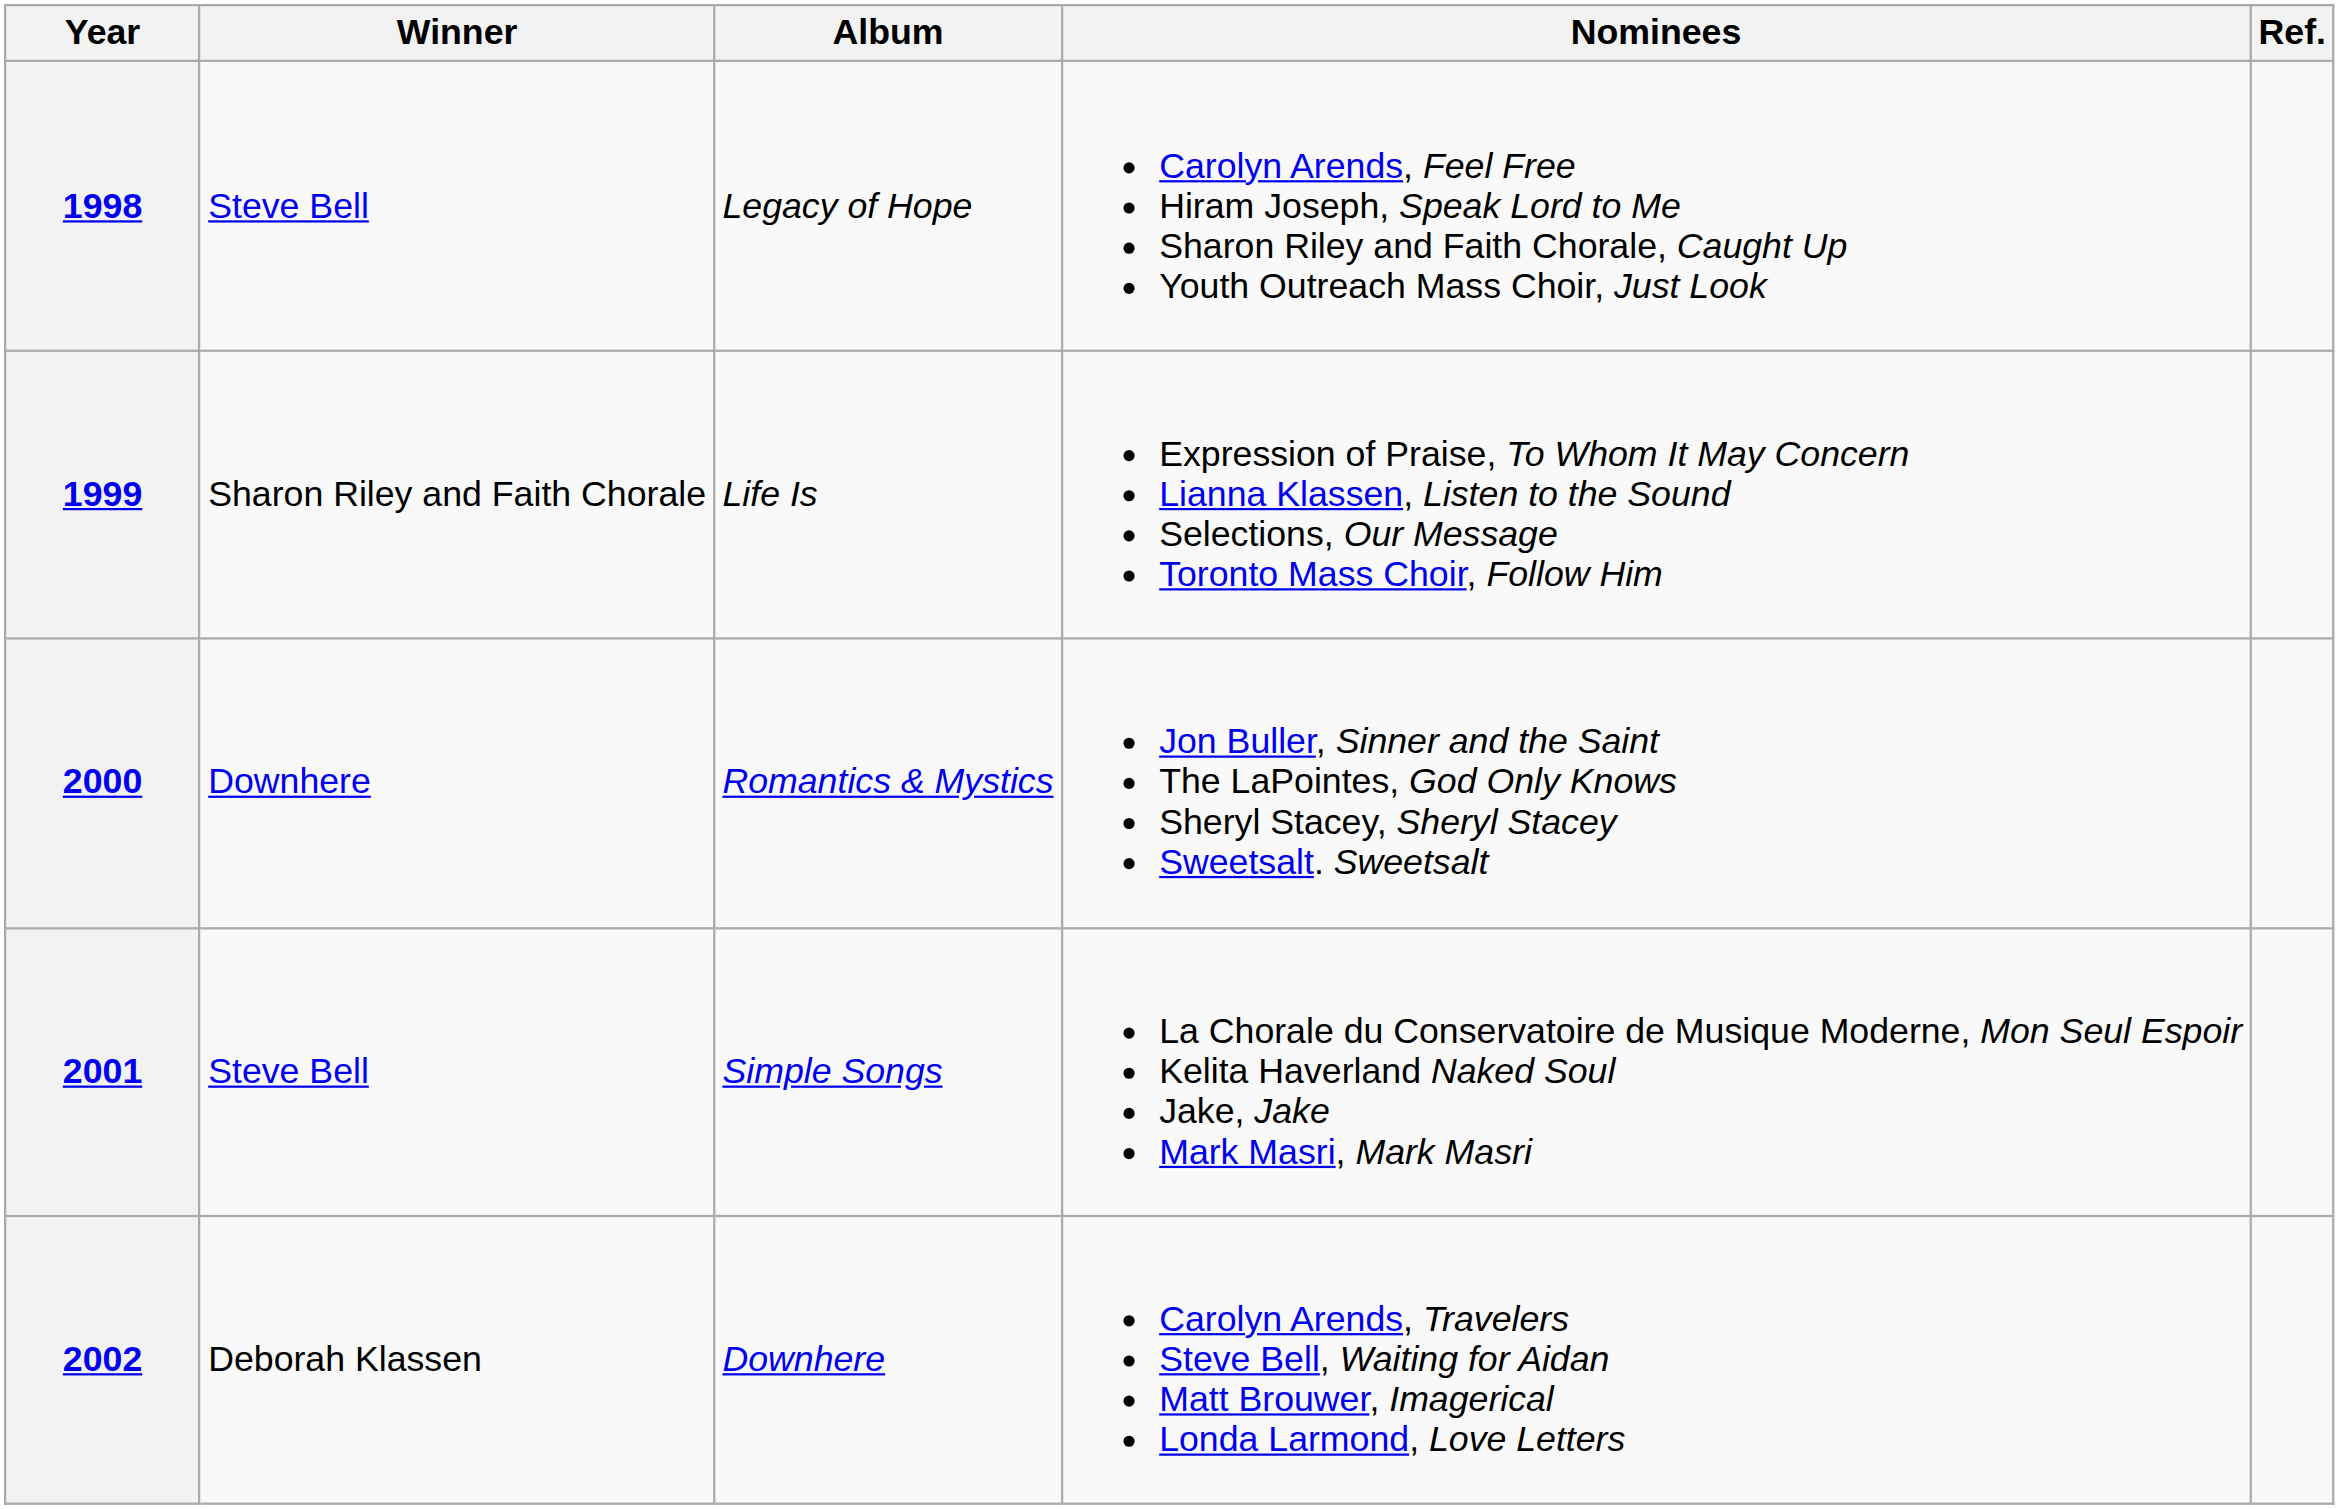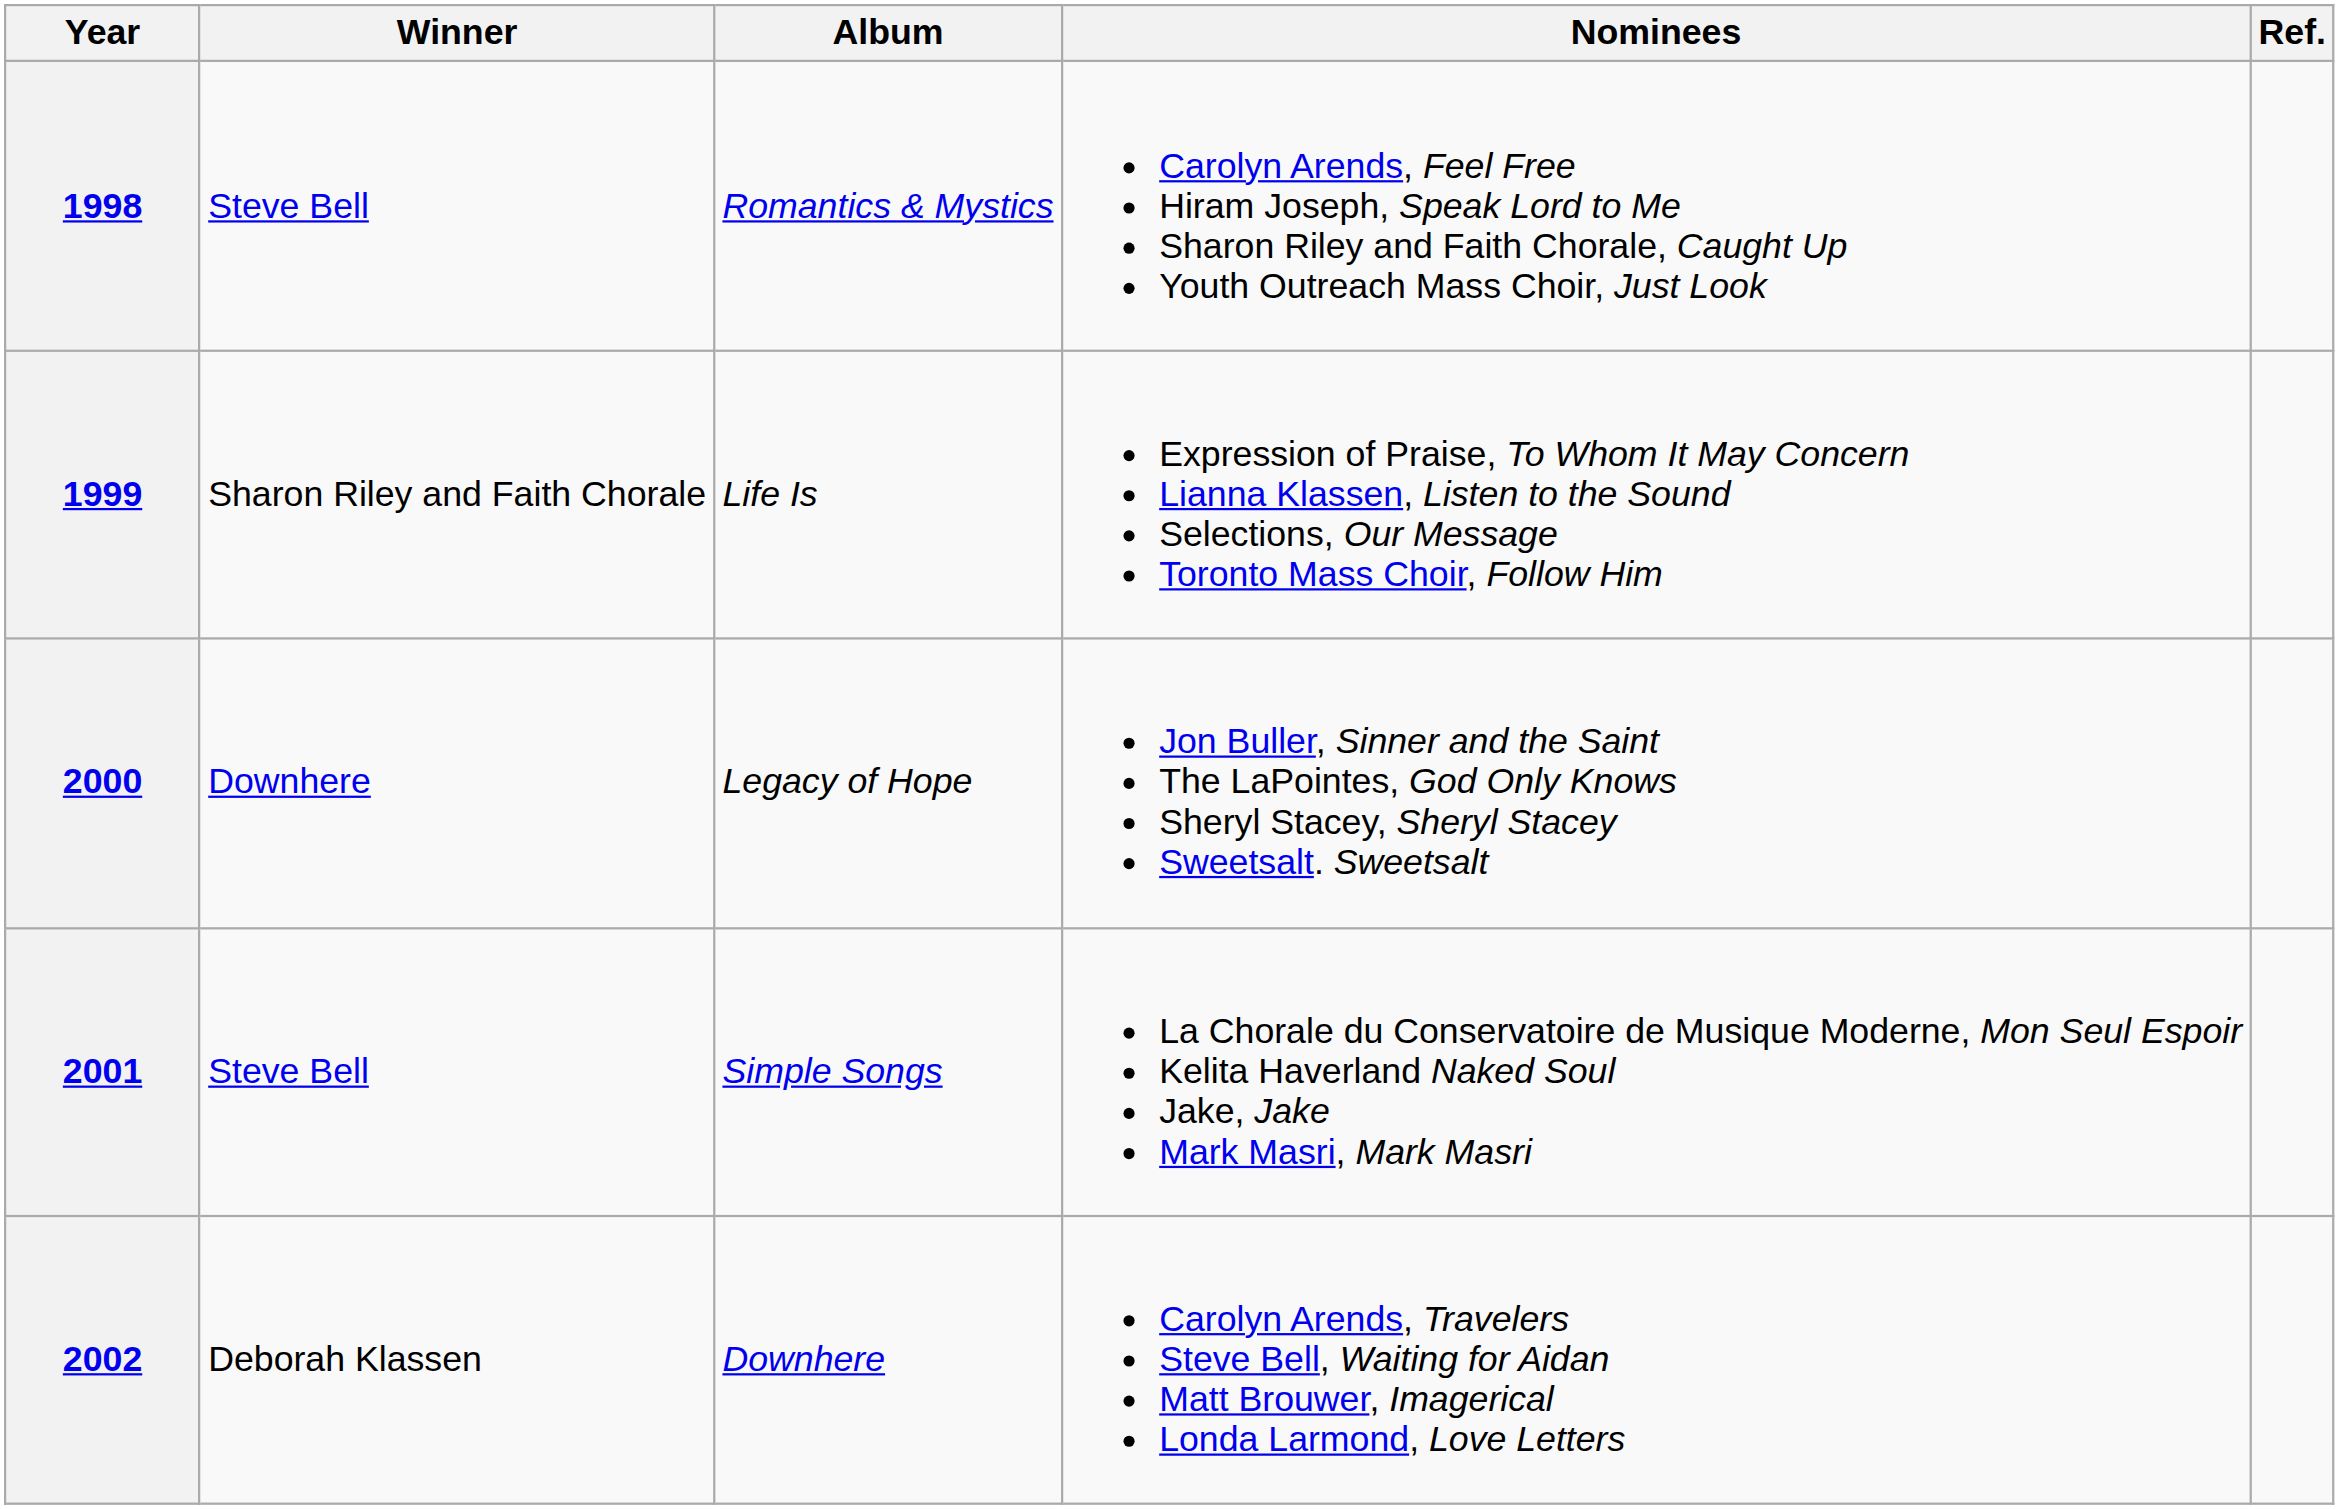(847, 205) Legacy of Hope -> (888, 205) Romantics & Mystics
(888, 782) Romantics & Mystics -> (847, 782) Legacy of Hope
